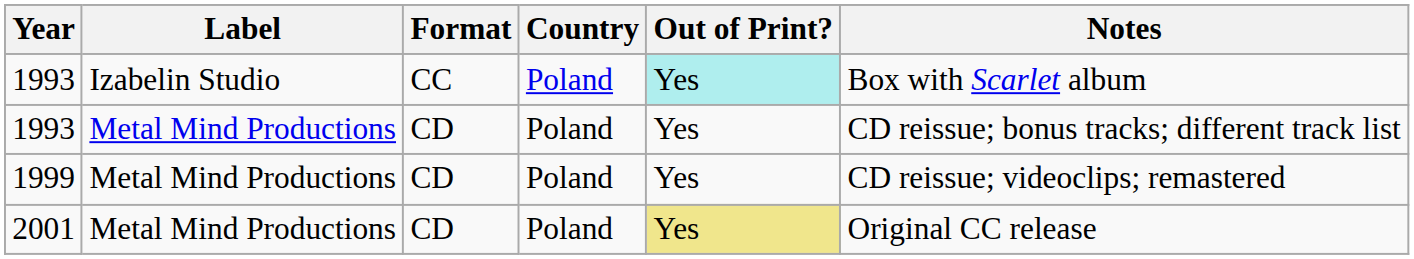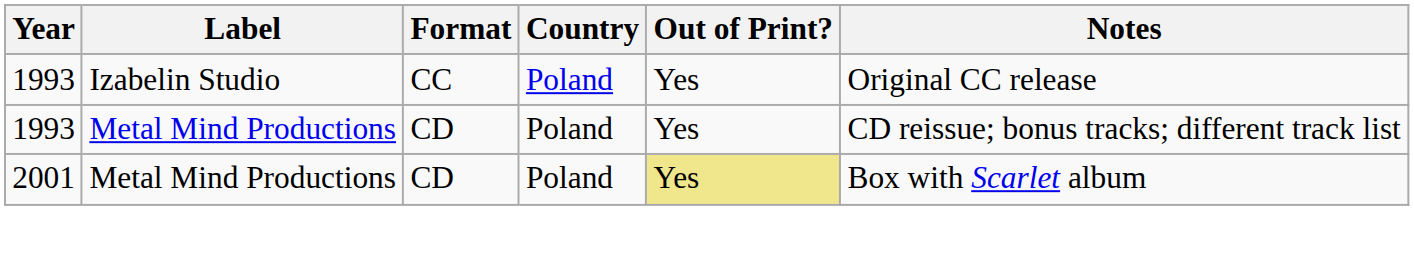(676, 79) paleturquoise background -> (676, 79) no background
(997, 79) Box with Scarlet album -> (972, 79) Original CC release
- row: (44, 178)
(972, 228) Original CC release -> (997, 178) Box with Scarlet album
